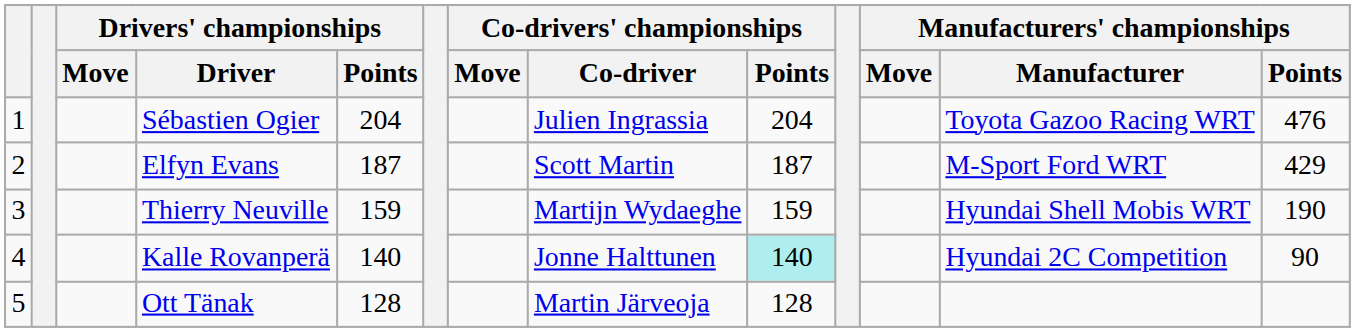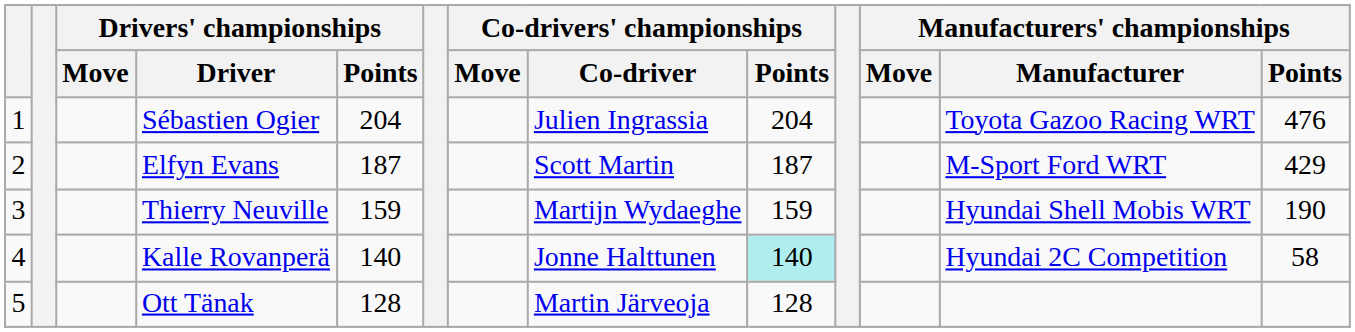(1305, 257) 90 -> (1305, 257) 58
